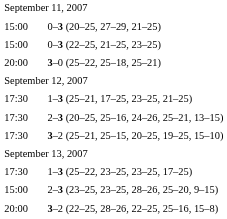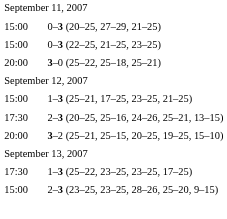(16, 99) 17:30 -> (16, 99) 15:00
(16, 135) 17:30 -> (16, 135) 20:00
- row: (133, 208)
